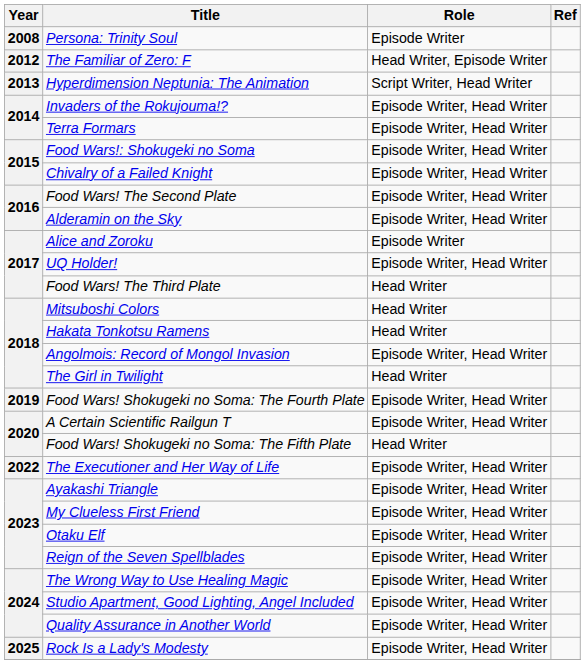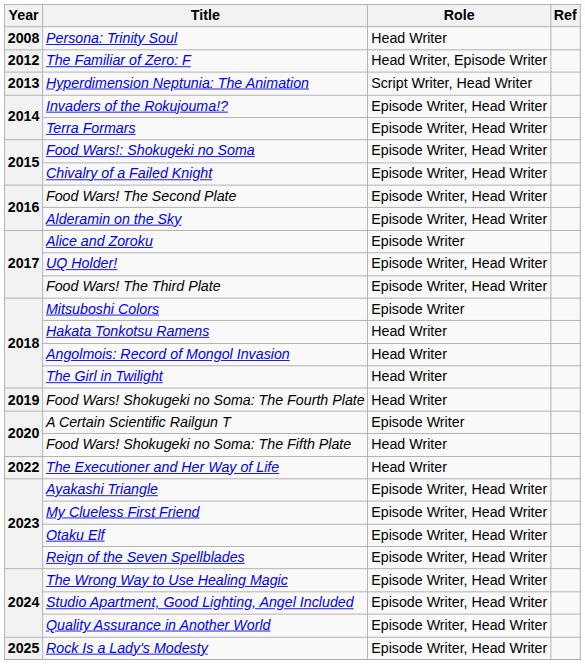(418, 38) Episode Writer -> (409, 38) Head Writer
(409, 286) Head Writer -> (459, 286) Episode Writer, Head Writer
(409, 309) Head Writer -> (418, 309) Episode Writer
(459, 354) Episode Writer, Head Writer -> (409, 354) Head Writer
(459, 399) Episode Writer, Head Writer -> (409, 399) Head Writer
(459, 422) Episode Writer, Head Writer -> (418, 422) Episode Writer
(459, 467) Episode Writer, Head Writer -> (409, 467) Head Writer
